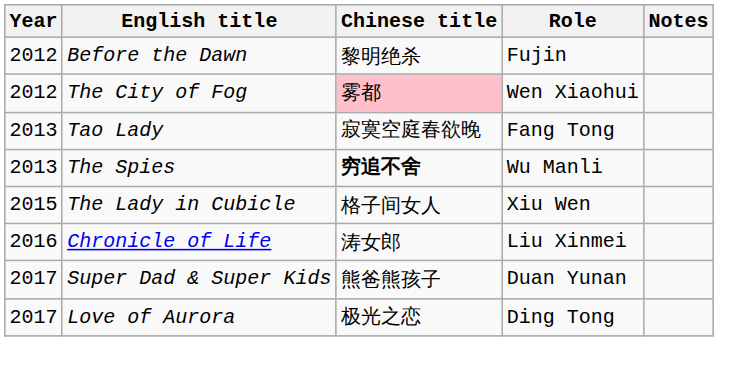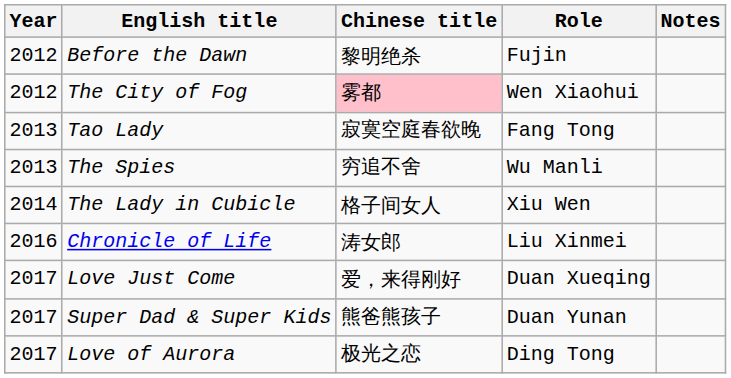(381, 169) bold -> (381, 169) normal
(34, 205) 2015 -> (34, 205) 2014
+ row: (151, 280)
